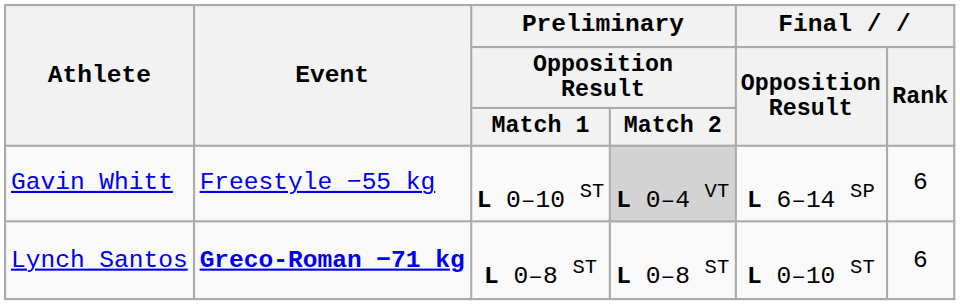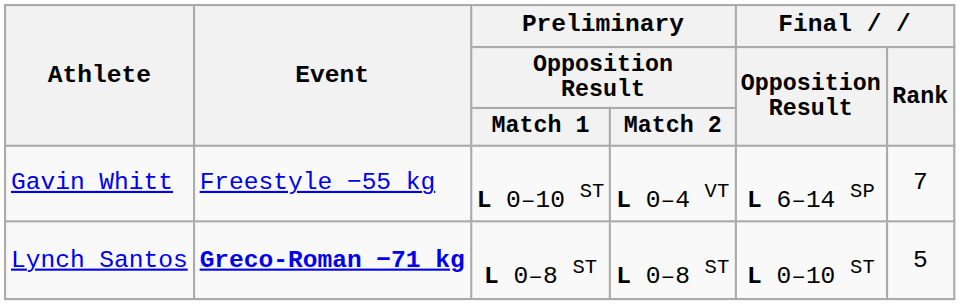(673, 198) lightgrey background -> (673, 198) no background
(920, 183) 6 -> (920, 183) 7
(920, 260) 6 -> (920, 260) 5
